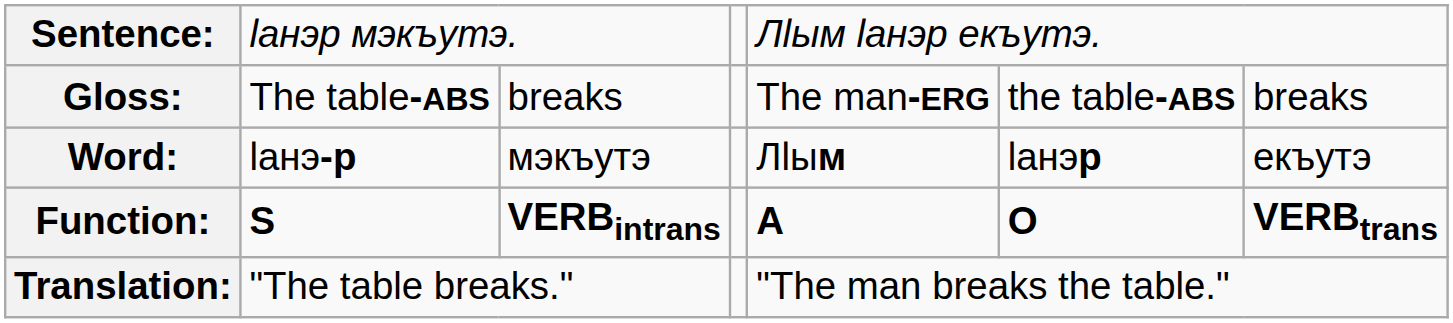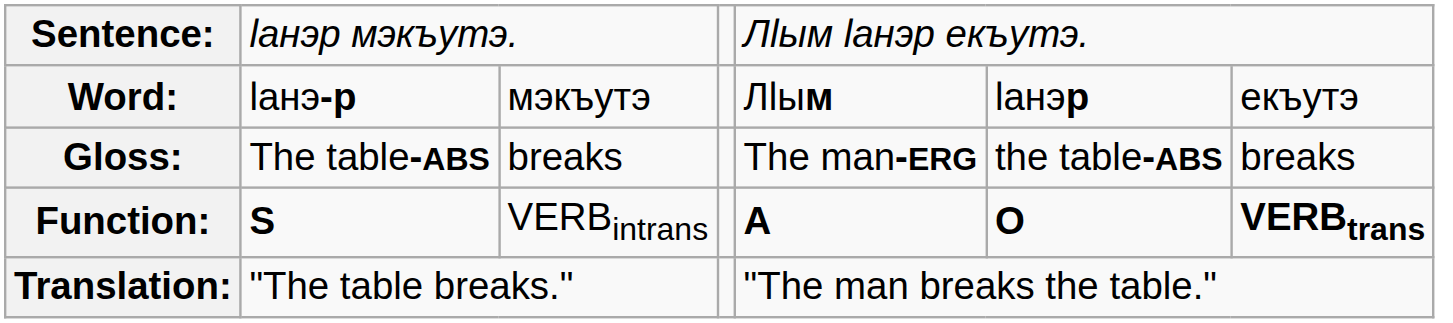rows swapped: (123, 156) <-> (123, 95)
(614, 222) bold -> (608, 222) normal
